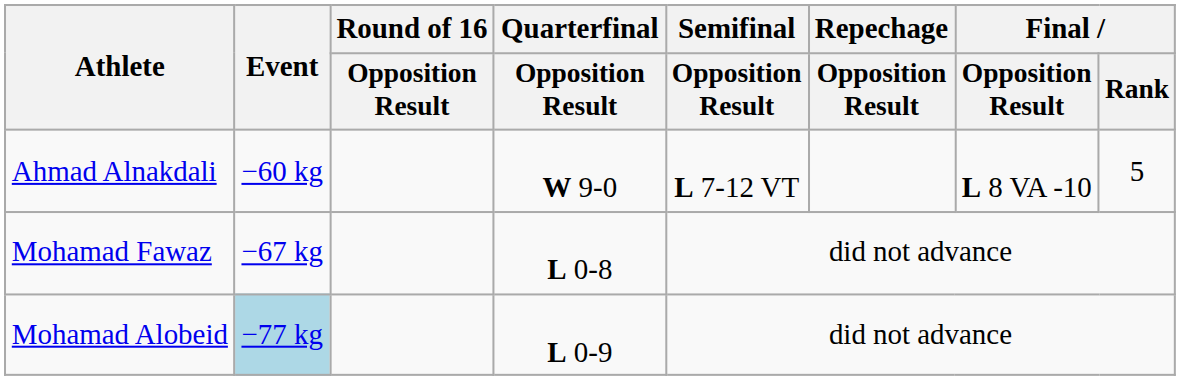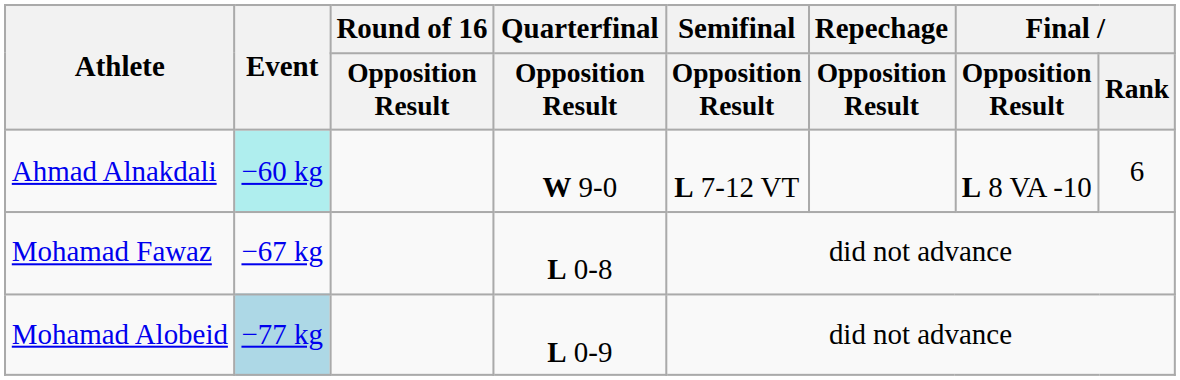(282, 170) no background -> (282, 170) paleturquoise background
(1137, 170) 5 -> (1137, 170) 6
